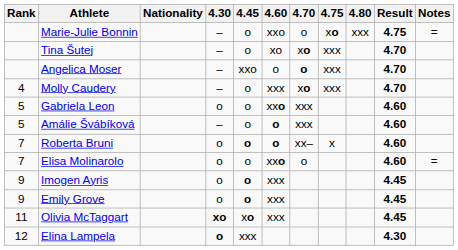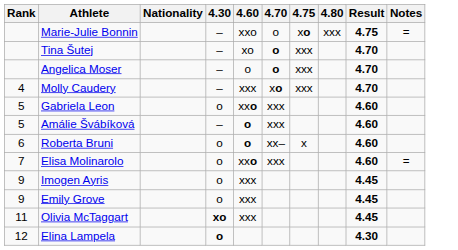- column: (248, 13)
(304, 50) xo -> (276, 50) o
(21, 143) 7 -> (21, 143) 6
(304, 161) o -> (276, 161) xxx
